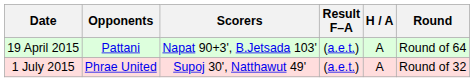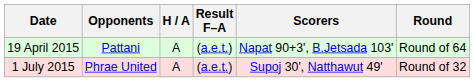columns swapped: (380, 21) <-> (240, 21)
